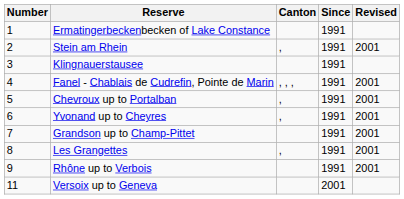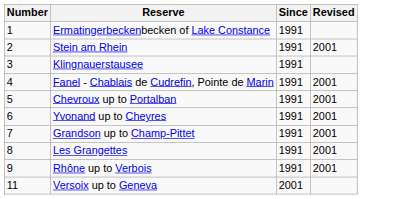- column: (297, 13)
